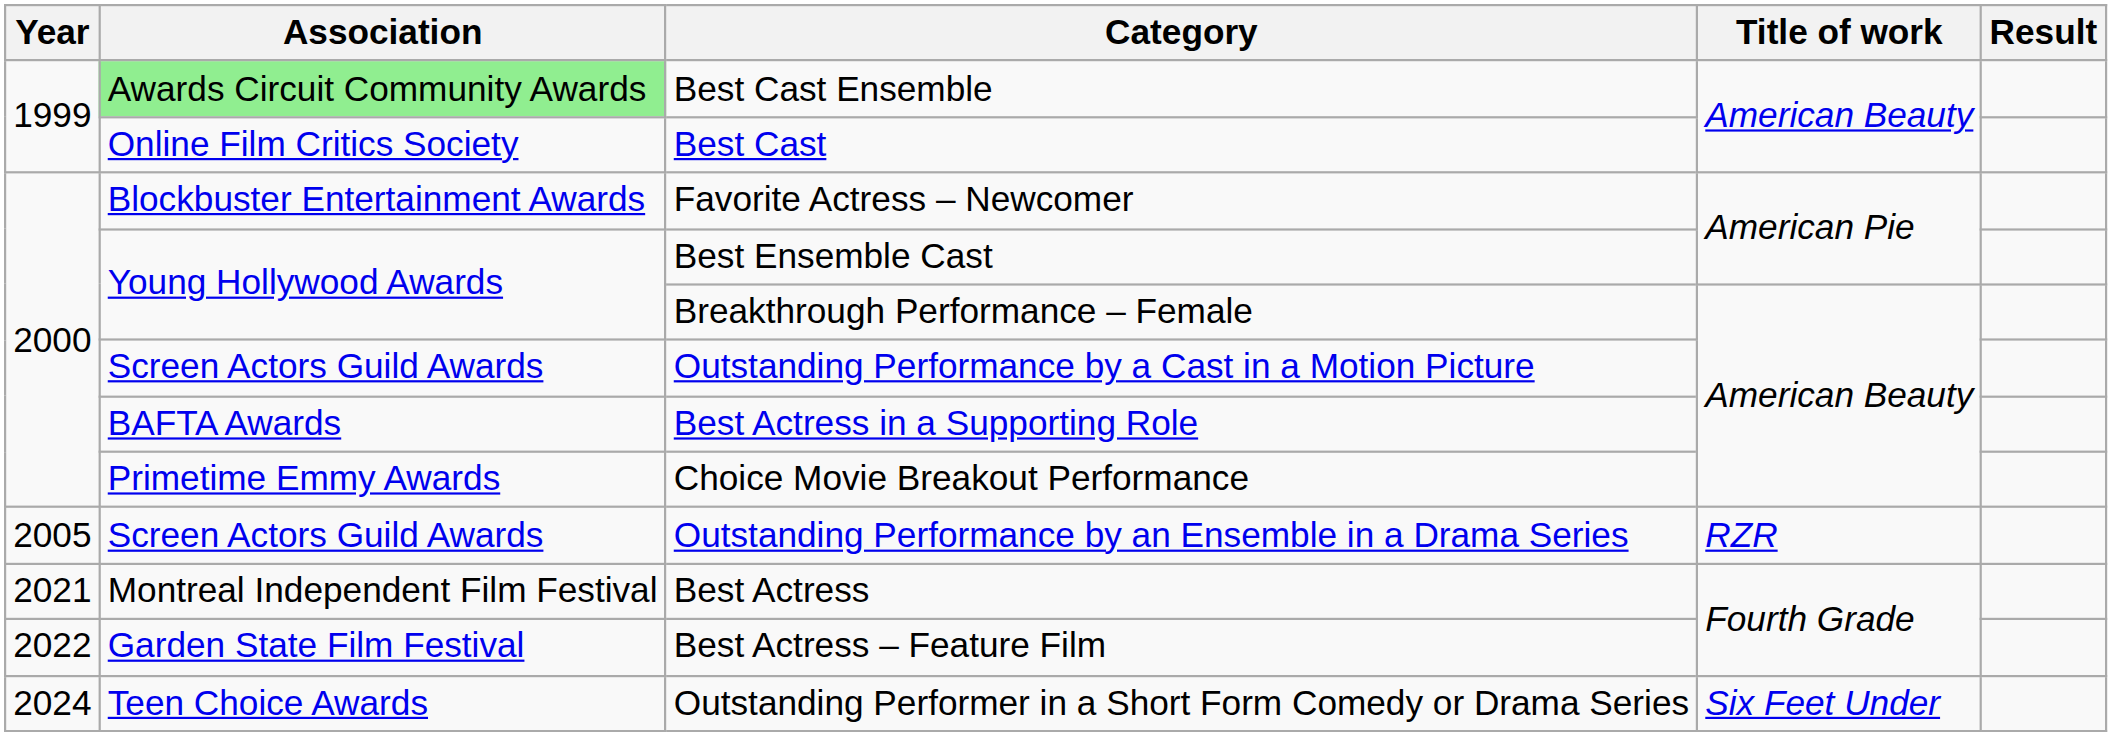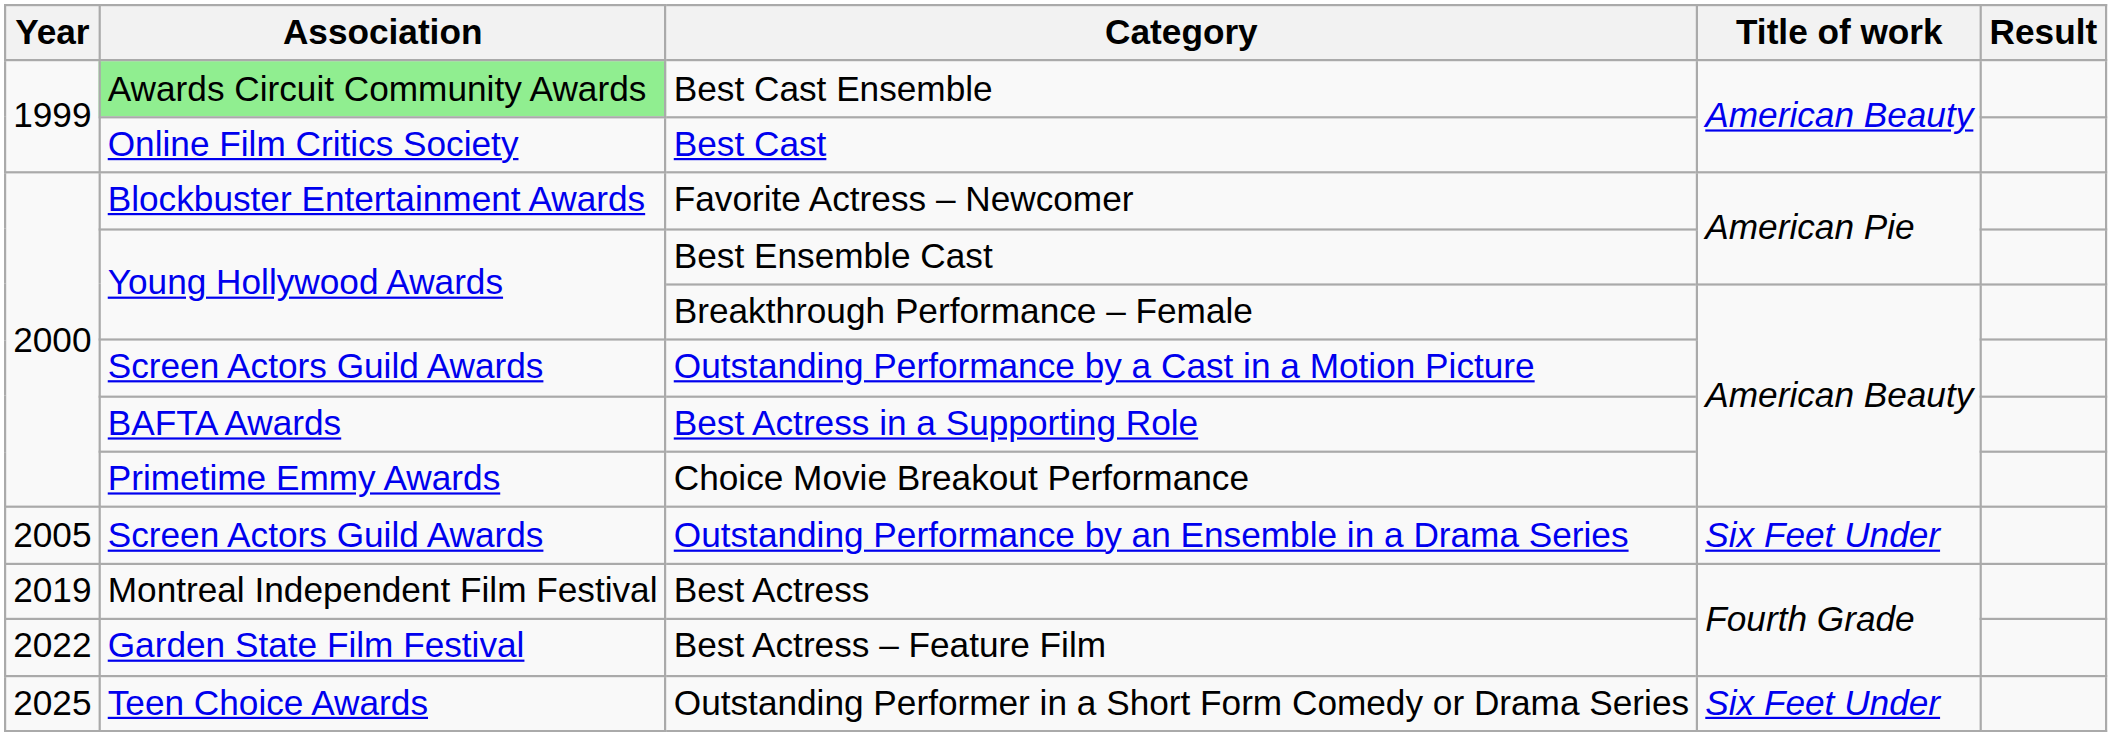(1741, 534) RZR -> (1823, 534) Six Feet Under
(52, 590) 2021 -> (52, 590) 2019
(52, 702) 2024 -> (52, 702) 2025
